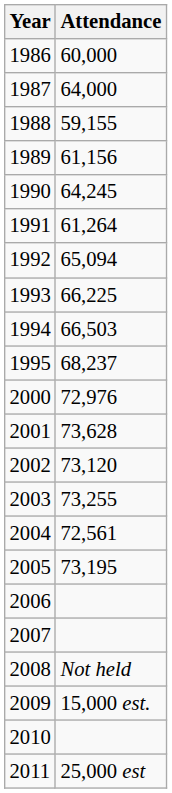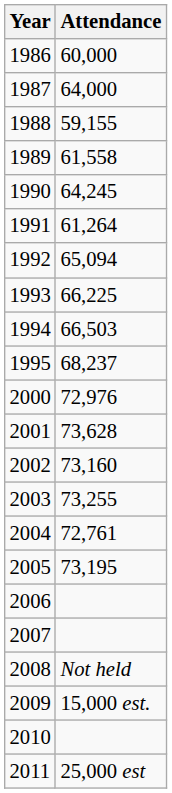(89, 158) 61,156 -> (89, 158) 61,558
(89, 464) 73,120 -> (89, 464) 73,160
(89, 533) 72,561 -> (89, 533) 72,761
